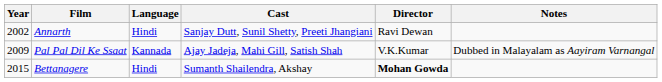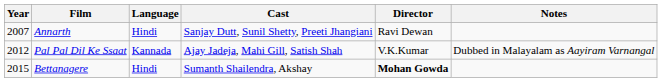(18, 32) 2002 -> (18, 32) 2007
(18, 50) 2009 -> (18, 50) 2012
